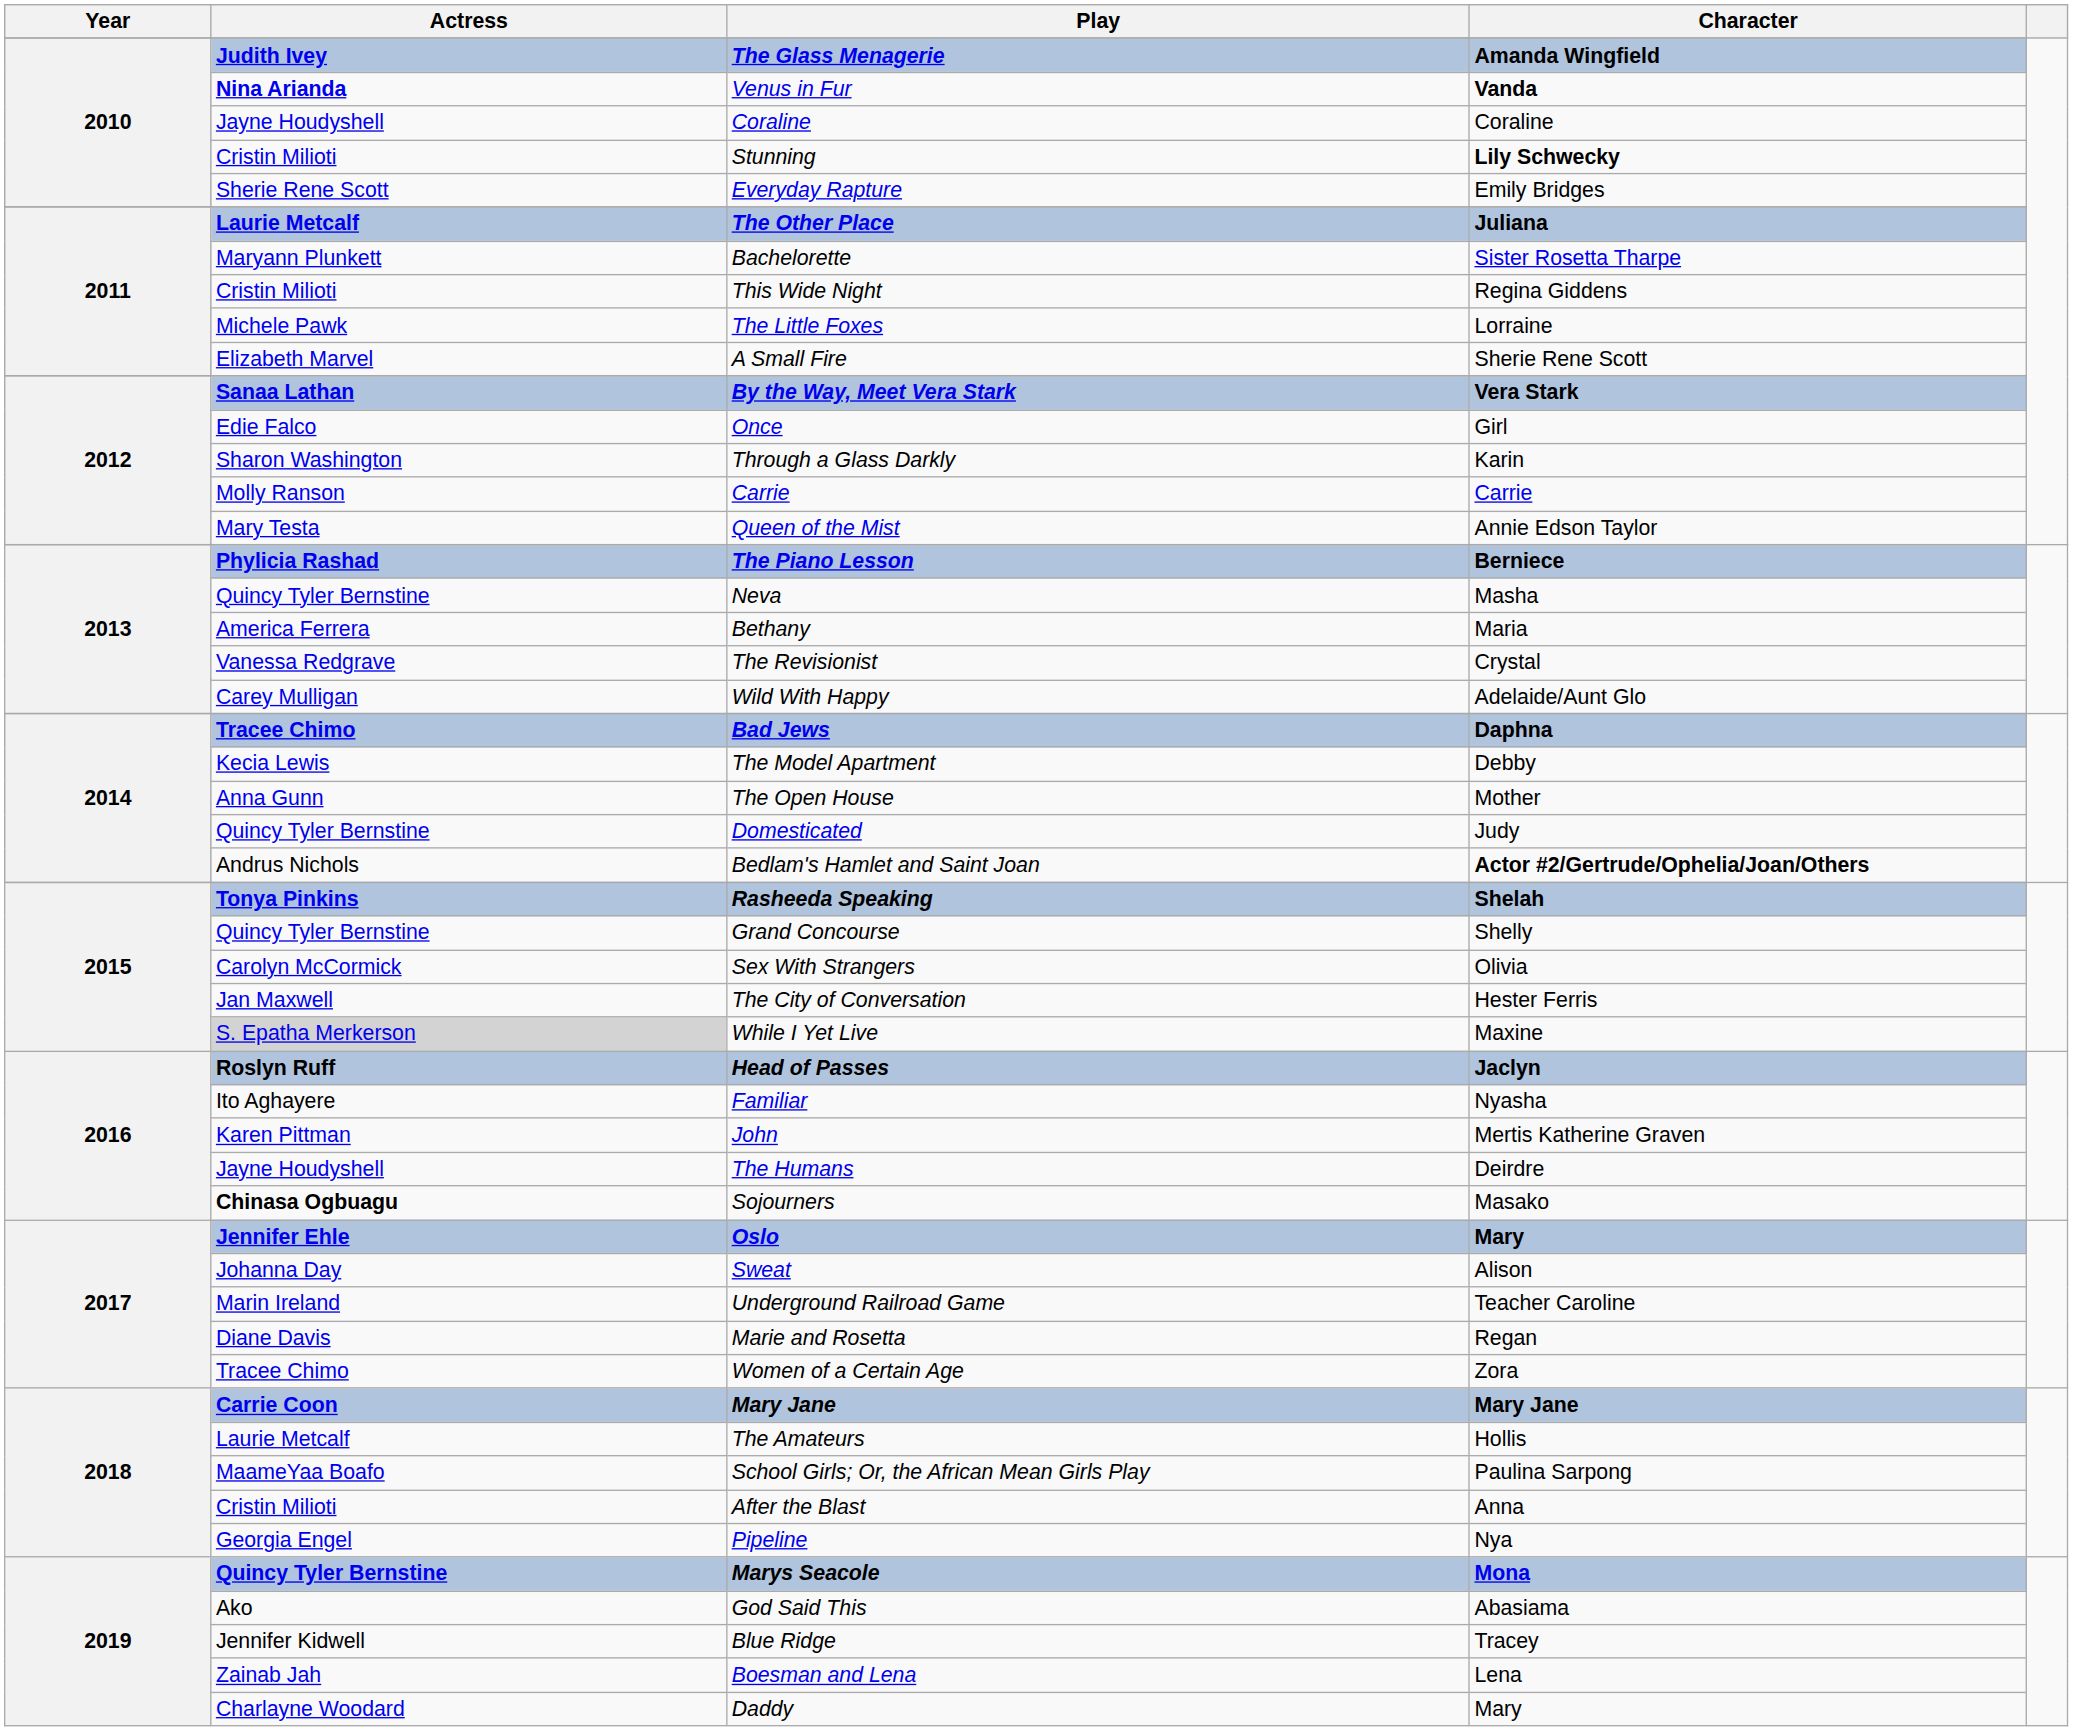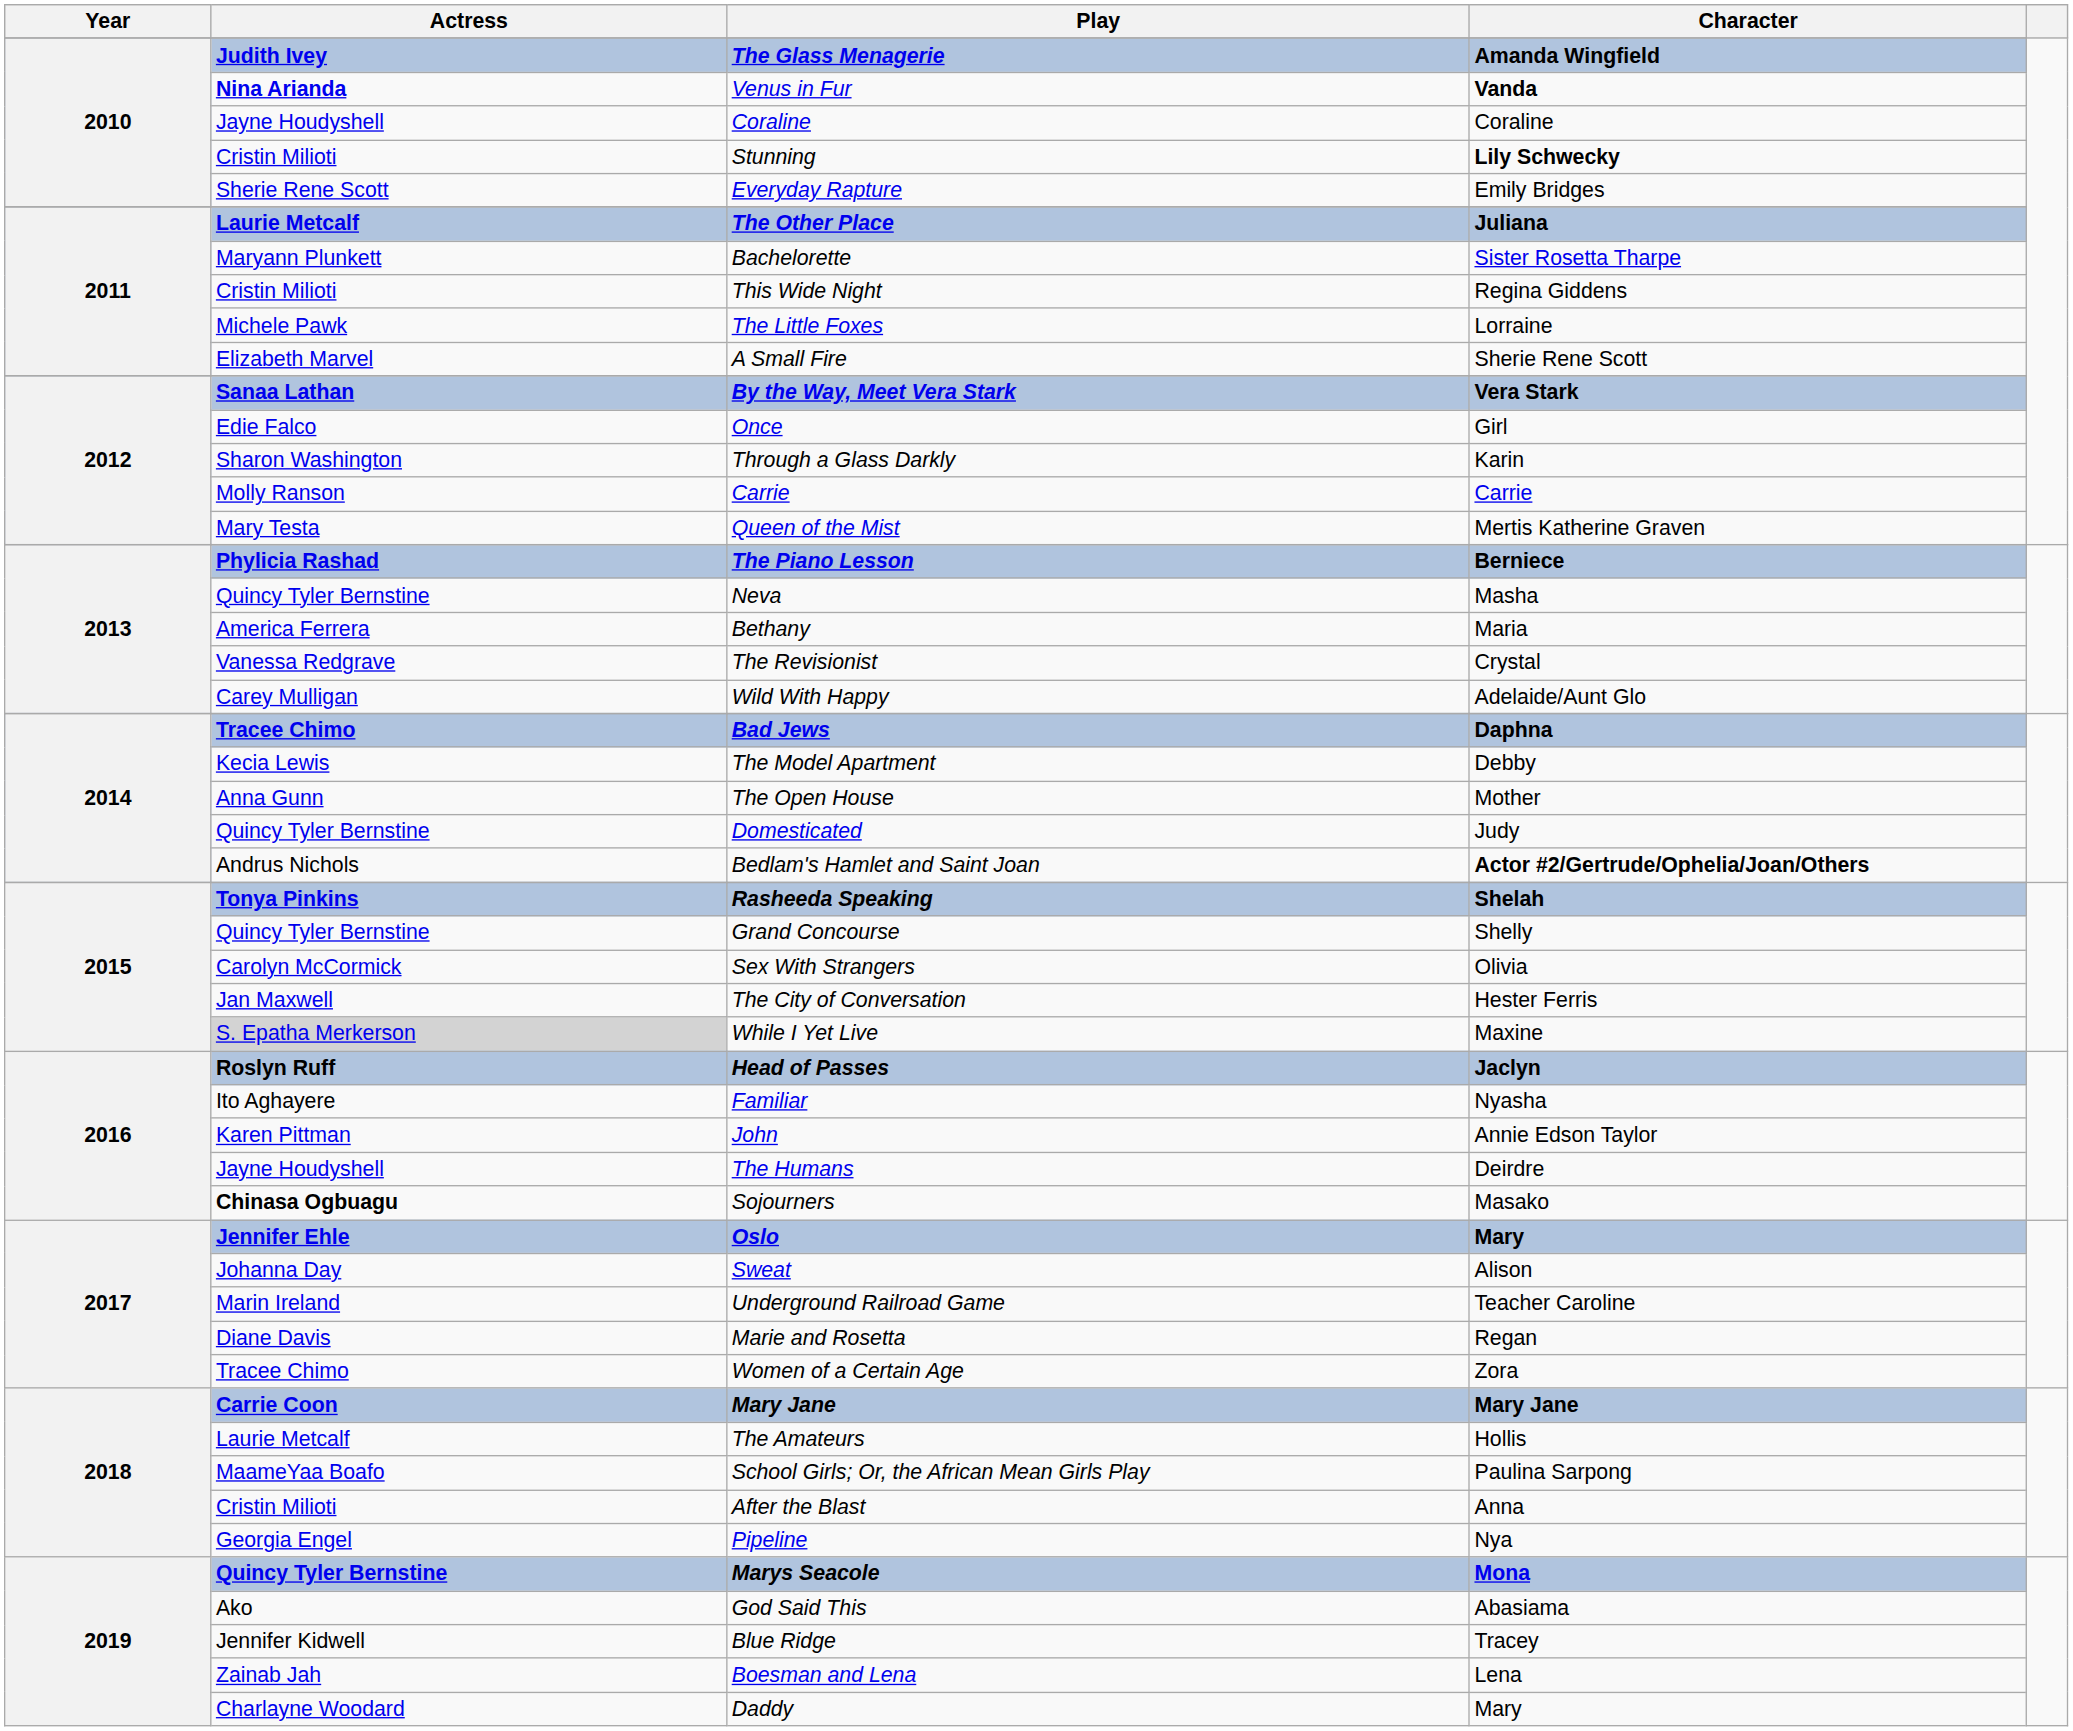(1566, 527) Annie Edson Taylor -> (1590, 527) Mertis Katherine Graven
(1590, 1135) Mertis Katherine Graven -> (1566, 1135) Annie Edson Taylor
